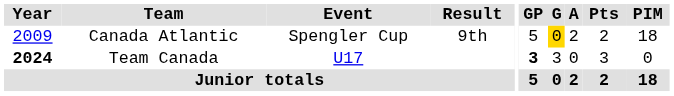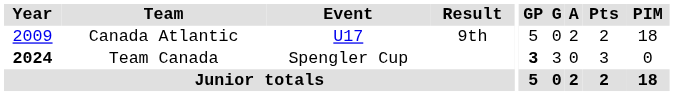(348, 37) Spengler Cup -> (348, 37) U17
(557, 37) gold background -> (557, 37) no background
(348, 58) U17 -> (348, 58) Spengler Cup
